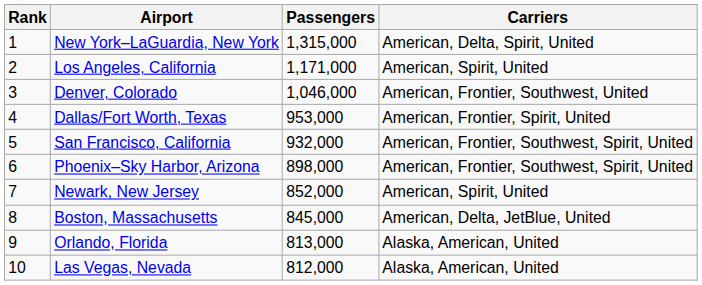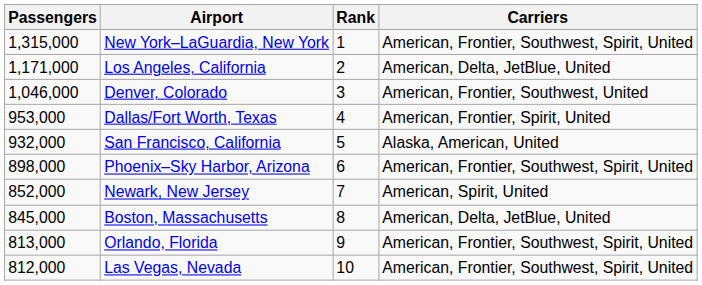columns swapped: (28, 17) <-> (331, 17)
(488, 42) American, Delta, Spirit, United -> (538, 42) American, Frontier, Southwest, Spirit, United
(465, 67) American, Spirit, United -> (496, 67) American, Delta, JetBlue, United
(538, 142) American, Frontier, Southwest, Spirit, United -> (471, 142) Alaska, American, United
(471, 242) Alaska, American, United -> (538, 242) American, Frontier, Southwest, Spirit, United
(471, 267) Alaska, American, United -> (538, 267) American, Frontier, Southwest, Spirit, United
